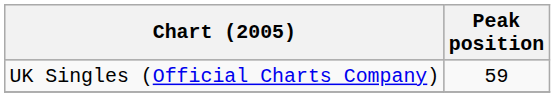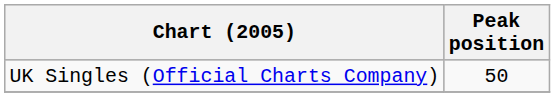(496, 76) 59 -> (496, 76) 50
